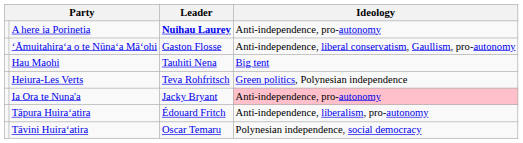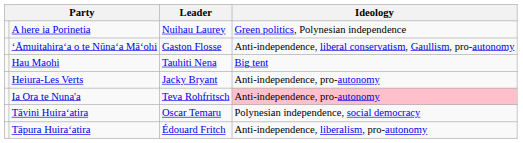(196, 29) bold -> (194, 29) normal
(308, 29) Anti-independence, pro-autonomy -> (320, 29) Green politics, Polynesian independence
(196, 79) Teva Rohfritsch -> (190, 79) Jacky Bryant
(321, 79) Green politics, Polynesian independence -> (307, 79) Anti-independence, pro-autonomy
(190, 96) Jacky Bryant -> (196, 96) Teva Rohfritsch
rows swapped: (50, 130) <-> (51, 113)
